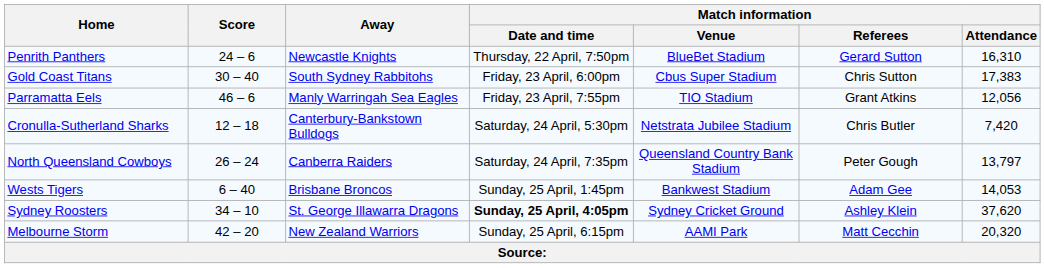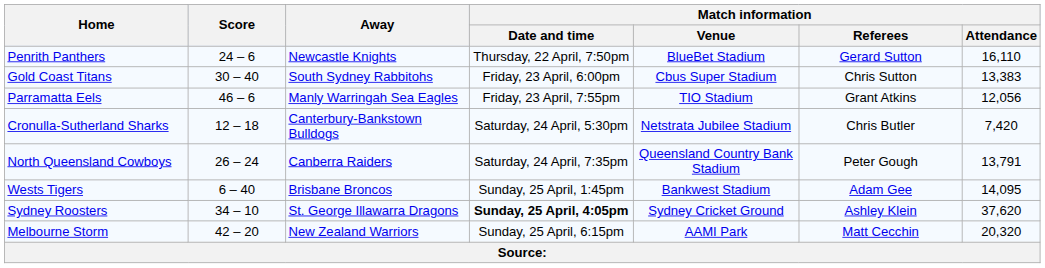(1001, 56) 16,310 -> (1001, 56) 16,110
(1001, 77) 17,383 -> (1001, 77) 13,383
(1001, 161) 13,797 -> (1001, 161) 13,791
(1001, 190) 14,053 -> (1001, 190) 14,095
